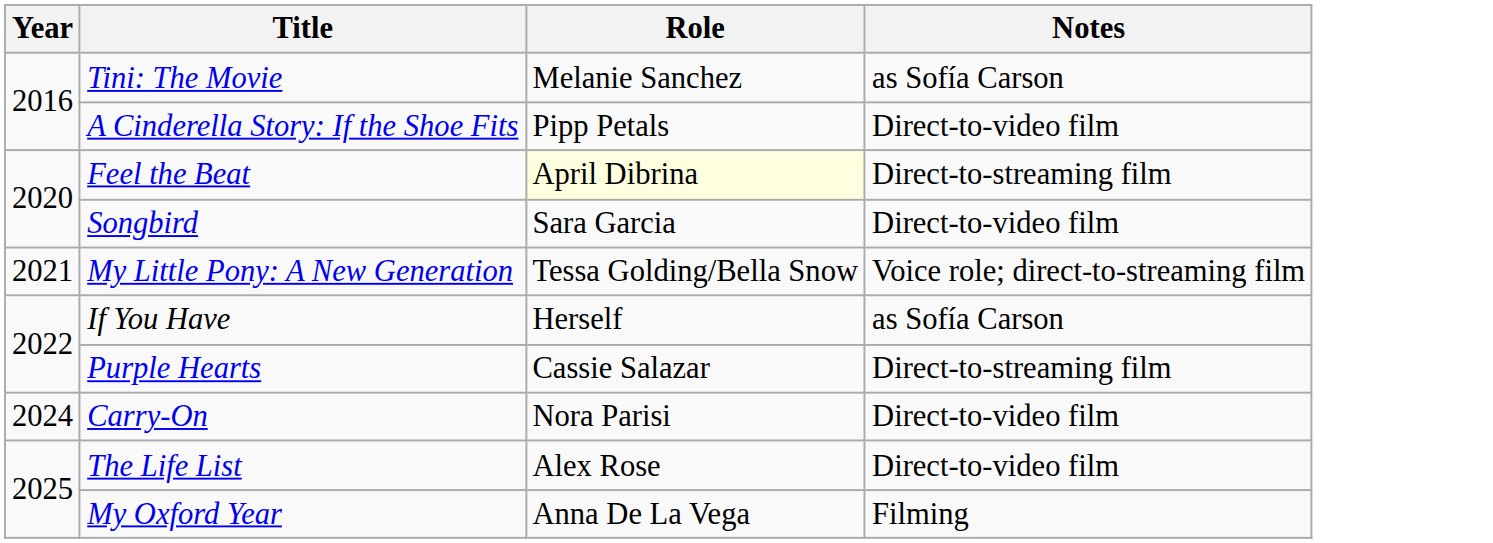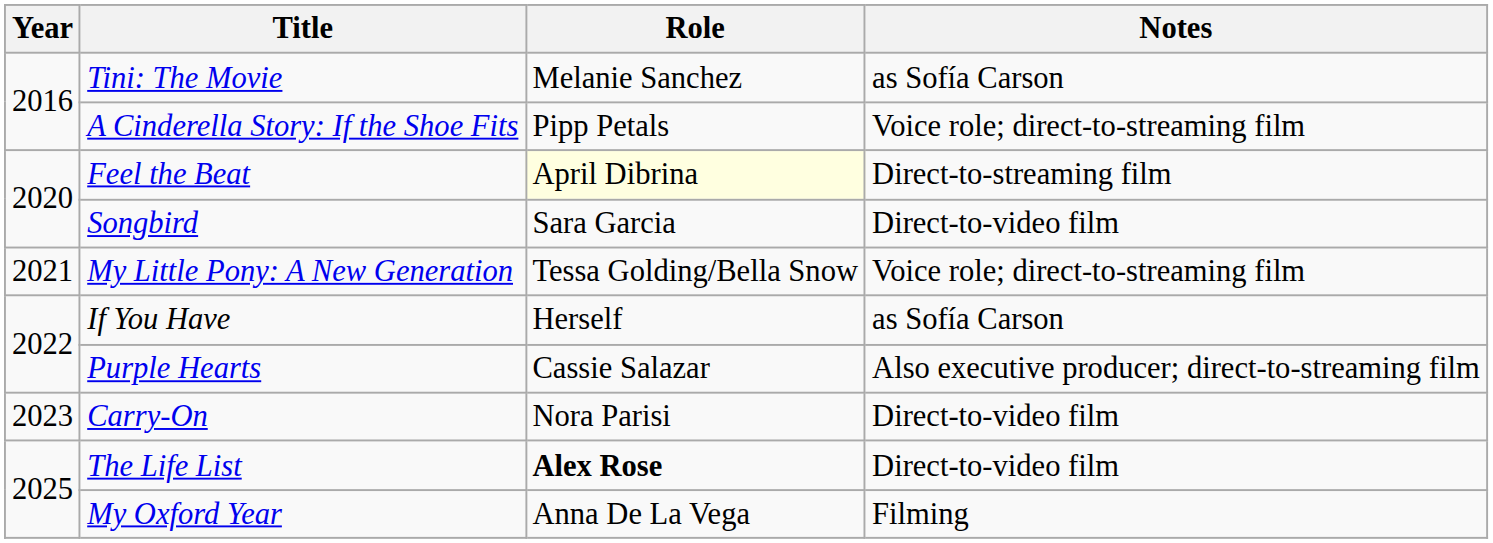(996, 125) Direct-to-video film -> (1089, 125) Voice role; direct-to-streaming film
(1022, 367) Direct-to-streaming film -> (1176, 367) Also executive producer; direct-to-streaming film
(43, 416) 2024 -> (43, 416) 2023
(597, 464) normal -> (597, 464) bold
